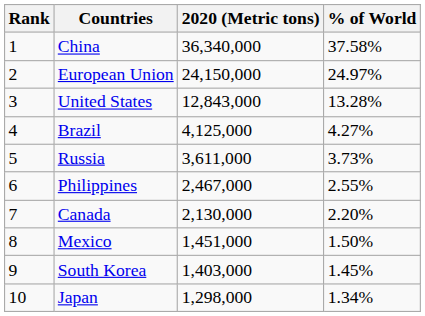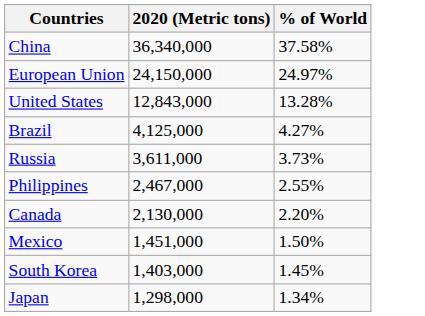- column: (29, 18)
